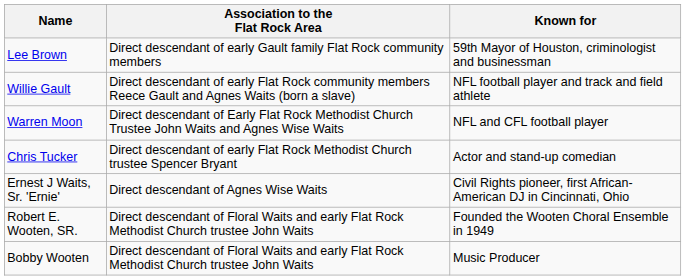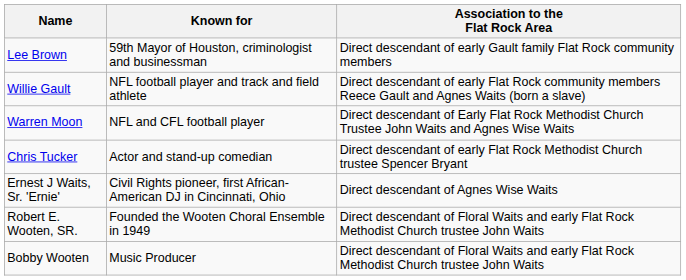columns swapped: (565, 21) <-> (278, 21)
